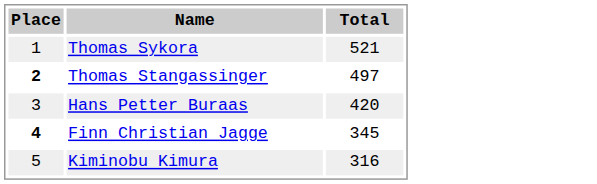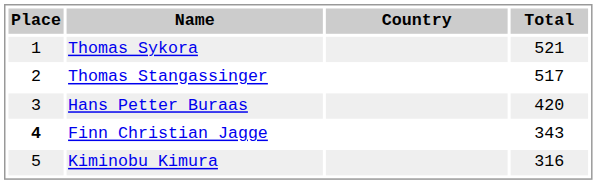+ column: (417, 20)
(36, 77) bold -> (36, 77) normal
(365, 77) 497 -> (549, 77) 517
(365, 134) 345 -> (549, 134) 343
